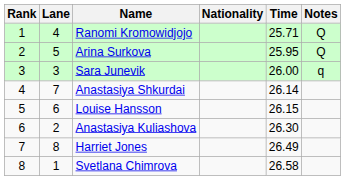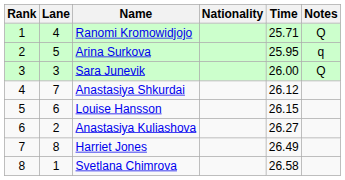(321, 52) Q -> (321, 52) q
(321, 71) q -> (321, 71) Q
(284, 90) 26.14 -> (284, 90) 26.12
(284, 128) 26.30 -> (284, 128) 26.27
